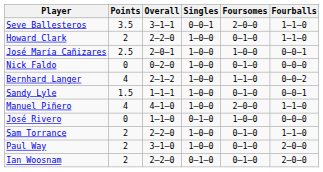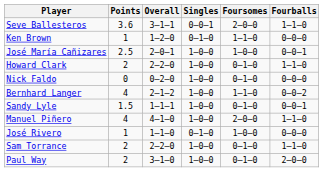(125, 25) 3.5 -> (125, 25) 3.6
+ row: (29, 38)
rows swapped: (56, 52) <-> (36, 38)
(125, 120) 0 -> (125, 133) 1
- row: (34, 160)
